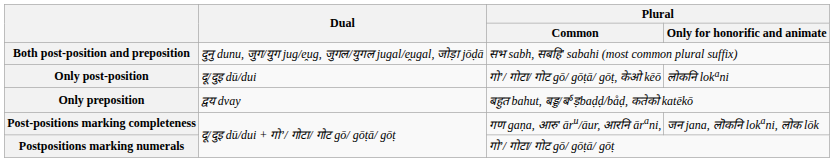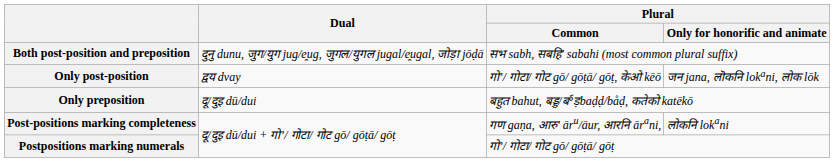(229, 76) दू/दुइ dū/dui -> (221, 76) द्वय dvay
(698, 75) लोकनि lokani -> (743, 75) जन jana, लॊकनि lokani, लोक lōk
(221, 100) द्वय dvay -> (229, 100) दू/दुइ dū/dui
(743, 123) जन jana, लॊकनि lokani, लोक lōk -> (698, 123) लोकनि lokani
